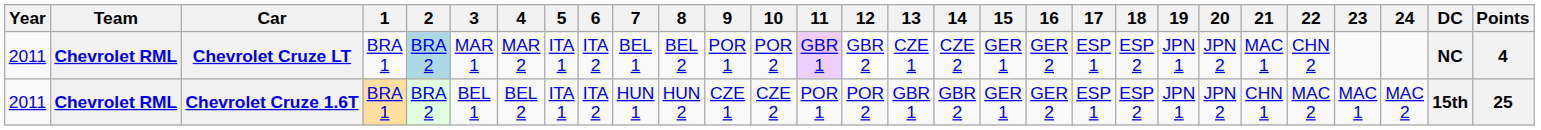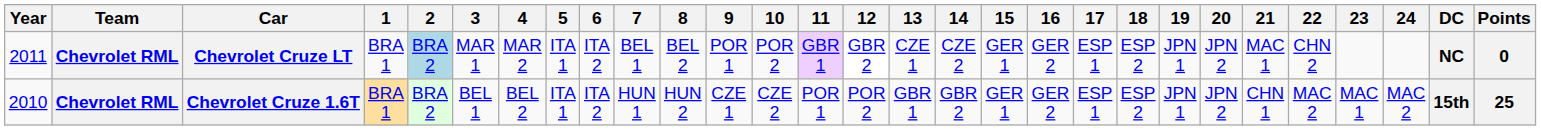(1503, 55) 4 -> (1504, 55) 0
(27, 102) 2011 -> (28, 102) 2010
